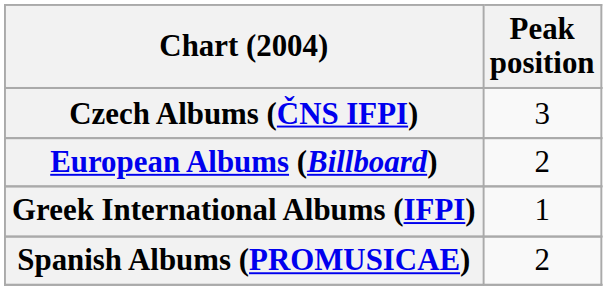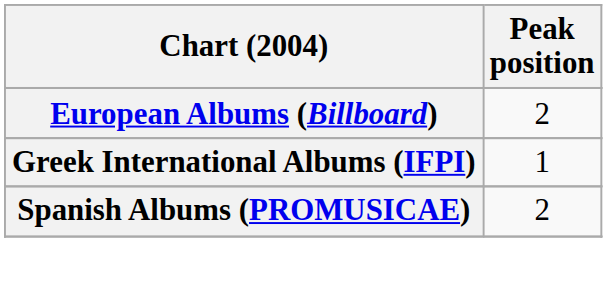- row: (244, 112)
